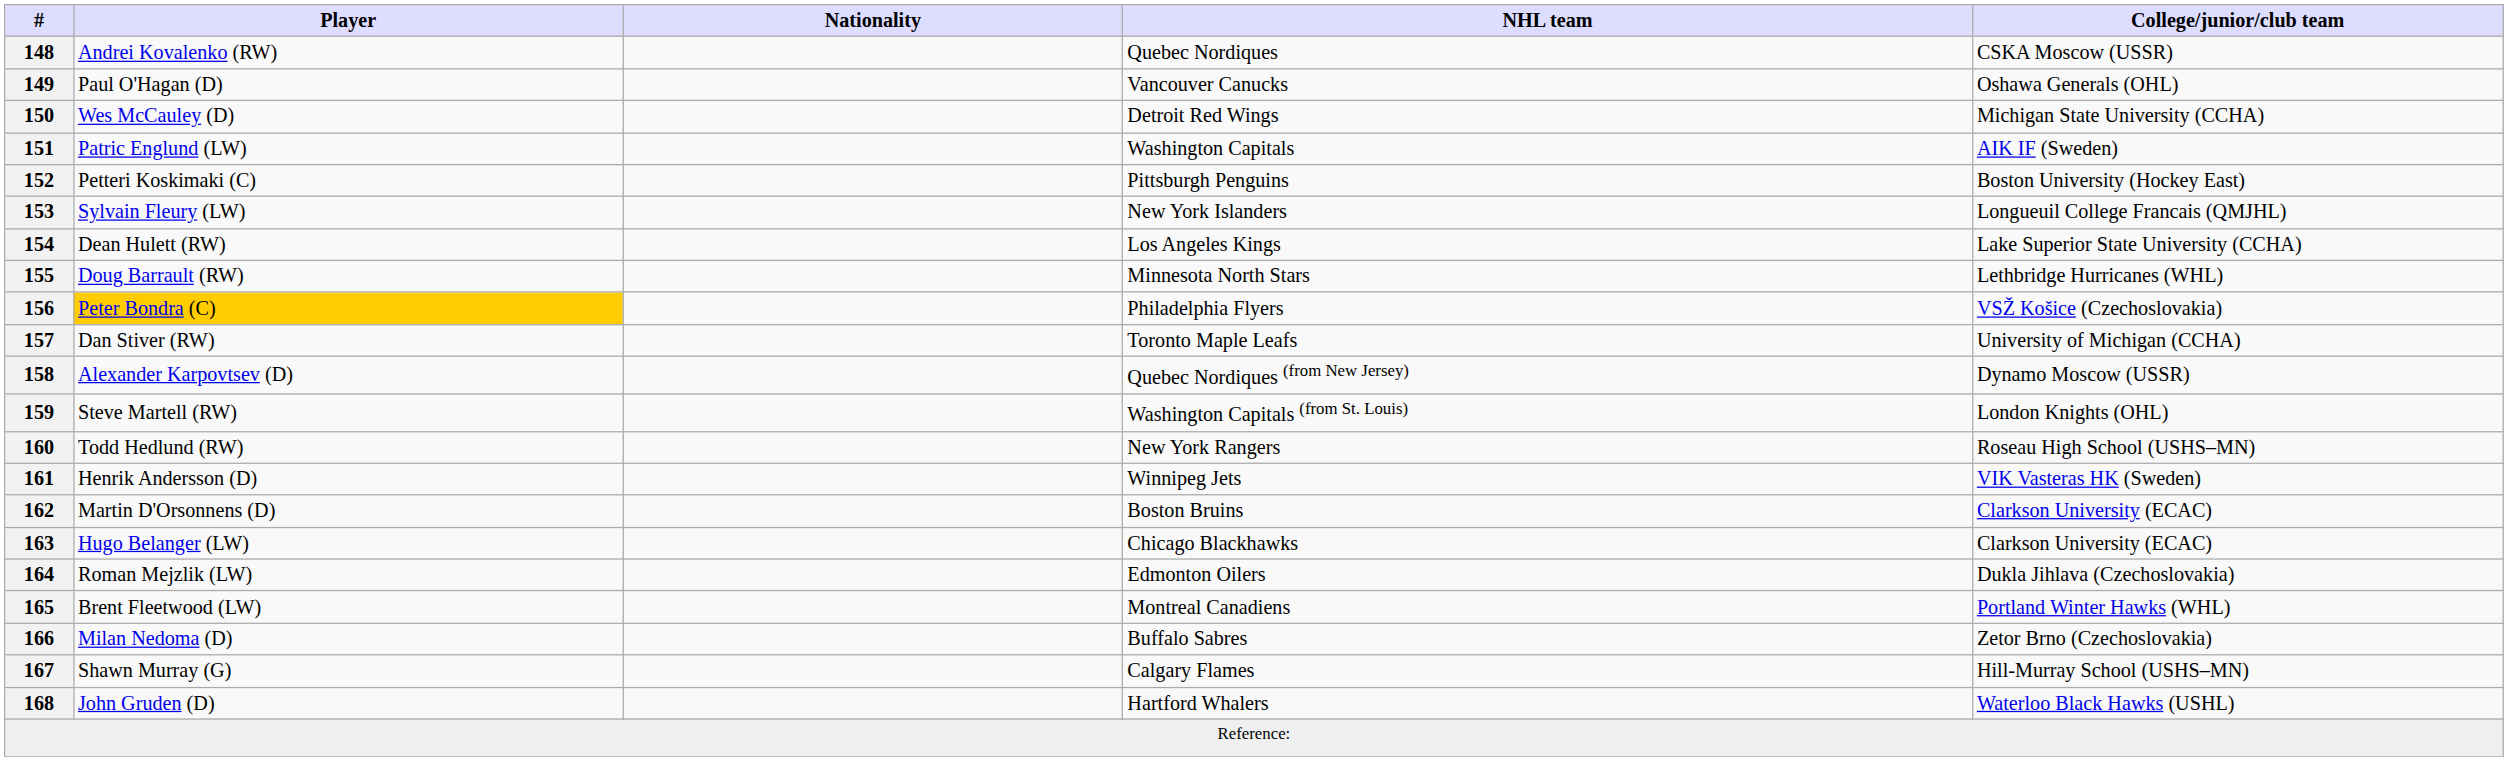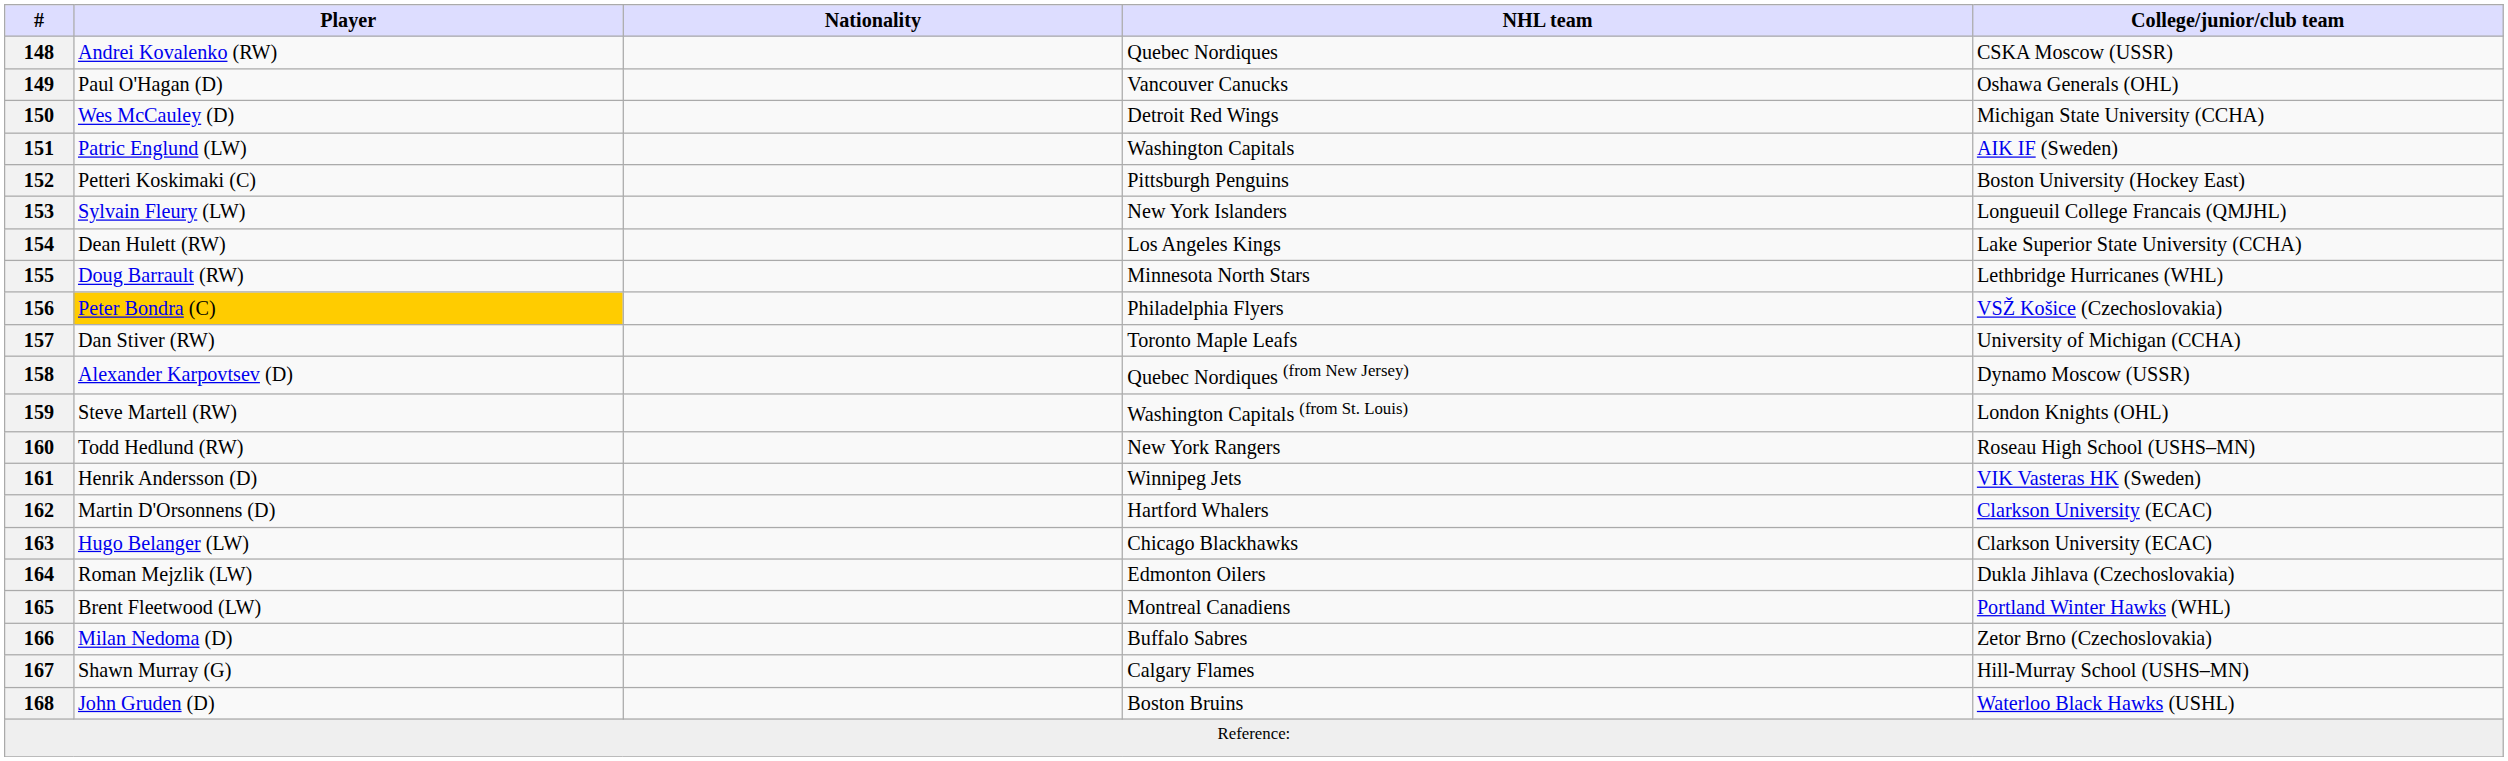(1185, 510) Boston Bruins -> (1198, 510) Hartford Whalers
(1198, 702) Hartford Whalers -> (1185, 702) Boston Bruins
